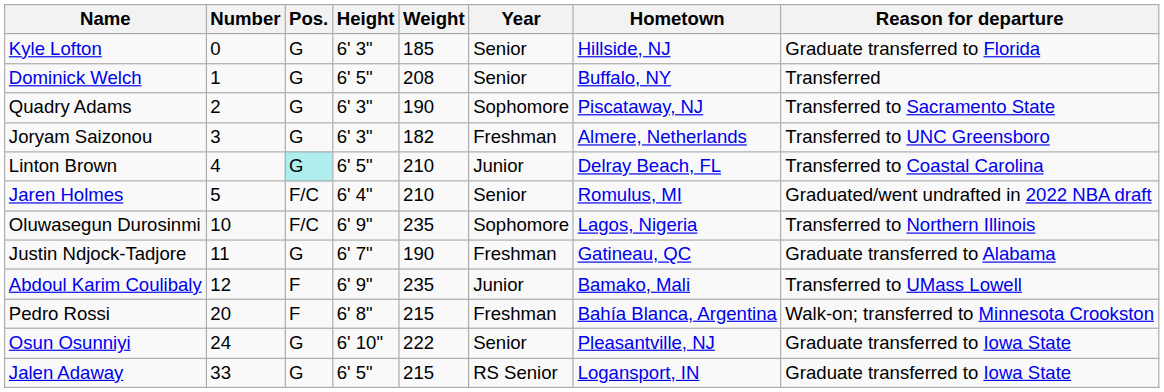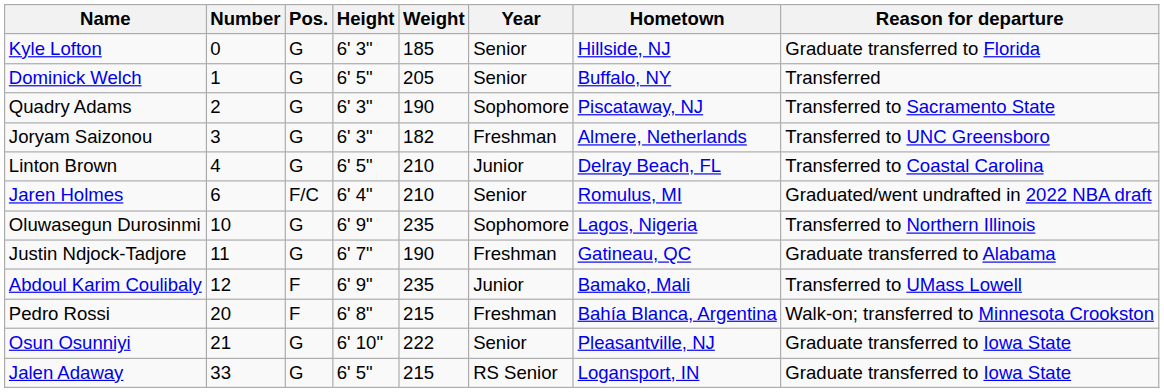(419, 78) 208 -> (419, 78) 205
(296, 166) paleturquoise background -> (296, 166) no background
(216, 195) 5 -> (216, 195) 6
(304, 225) F/C -> (296, 225) G
(221, 343) 24 -> (221, 343) 21
